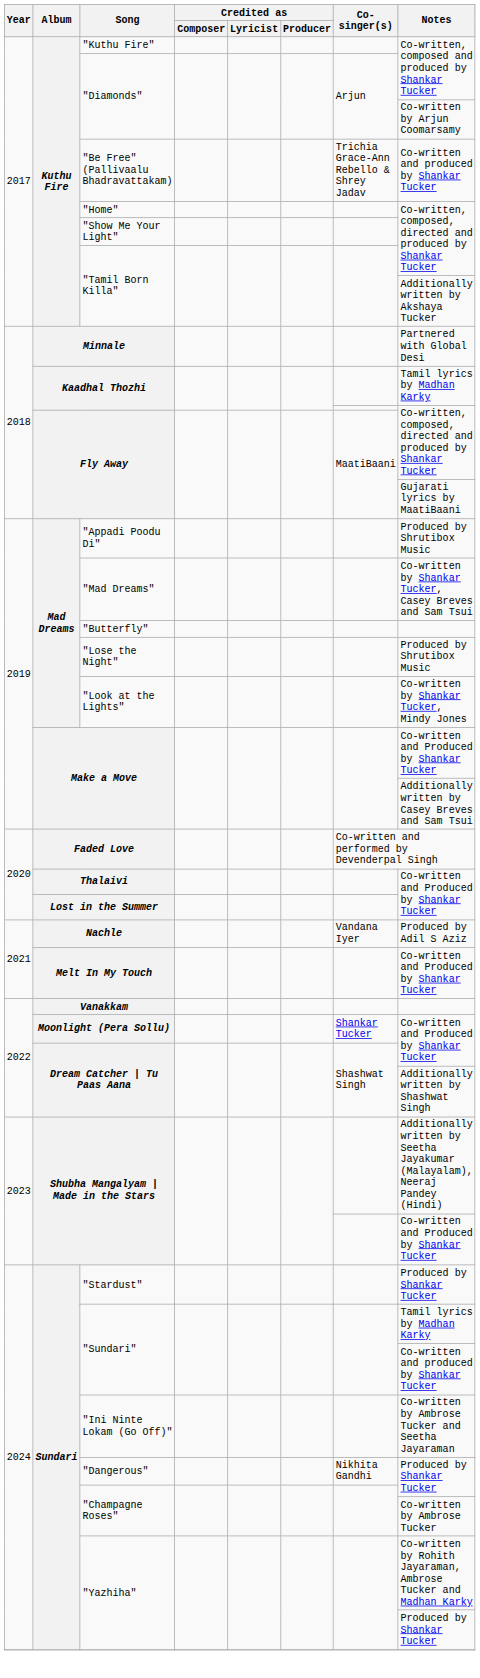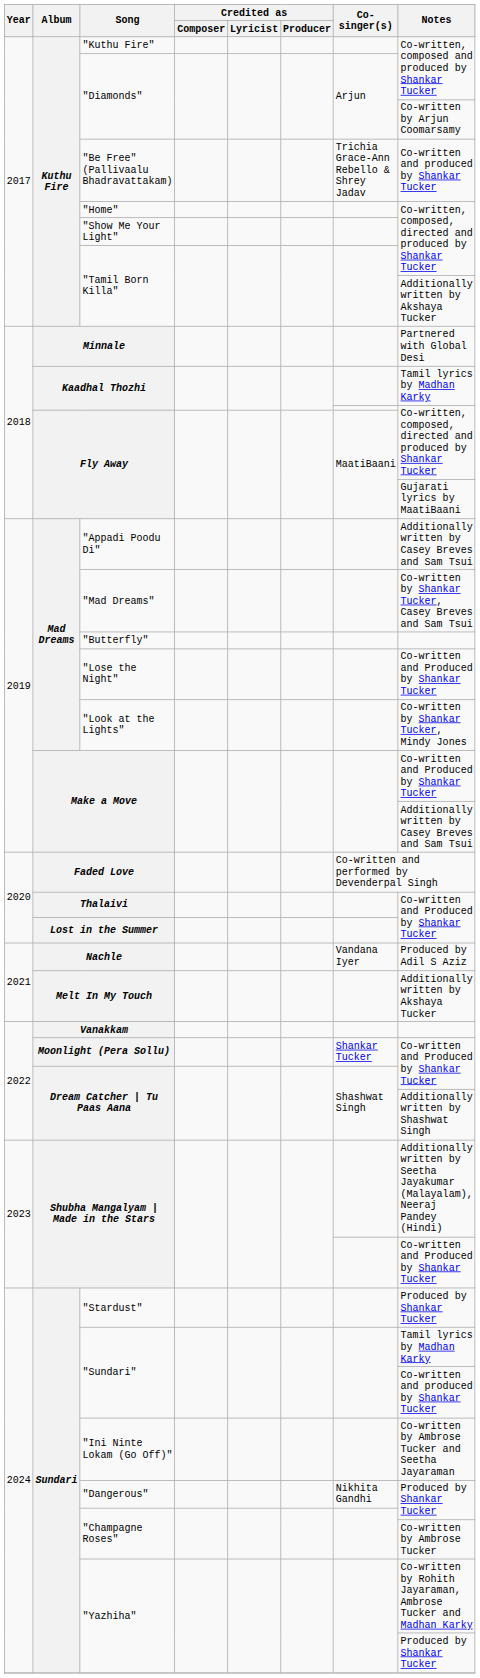(434, 539) Produced by Shrutibox Music -> (437, 544) Additionally written by Casey Breves and Sam Tsui
(434, 657) Produced by Shrutibox Music -> (437, 674) Co-written and Produced by Shankar Tucker
(437, 973) Co-written and Produced by Shankar Tucker -> (437, 996) Additionally written by Akshaya Tucker
